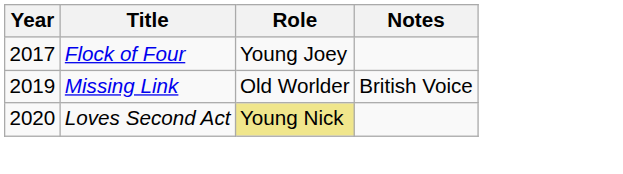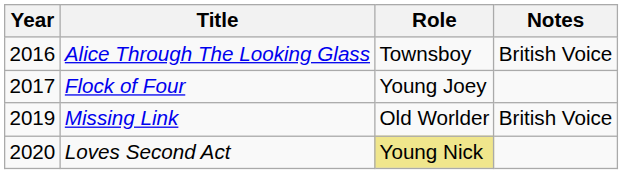+ row: (217, 53)
